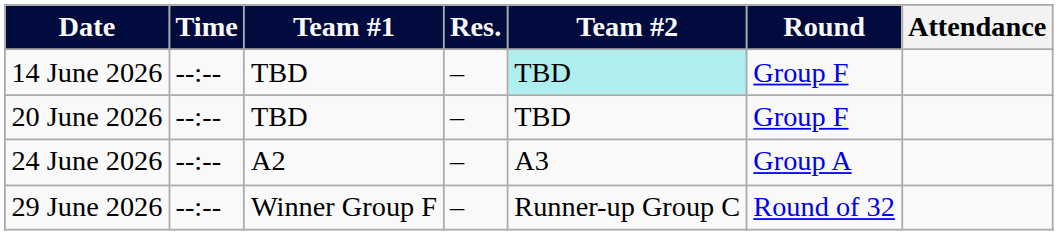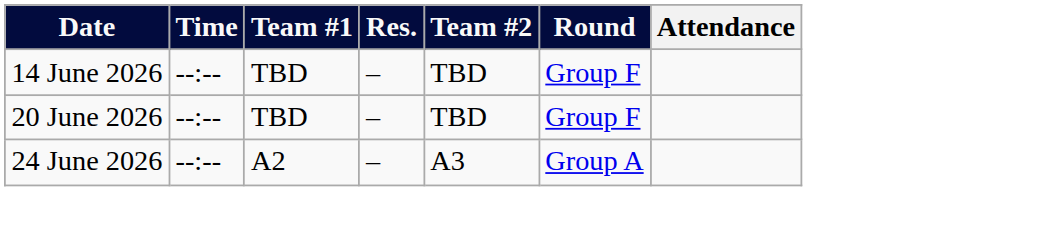(543, 71) paleturquoise background -> (459, 71) no background
- row: (87, 206)
